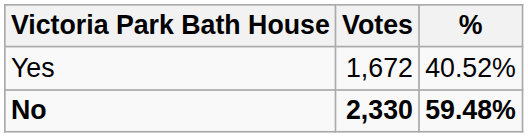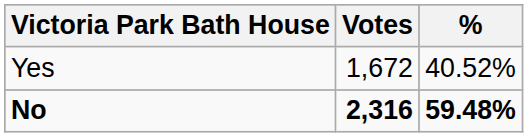(379, 110) 2,330 -> (379, 110) 2,316
